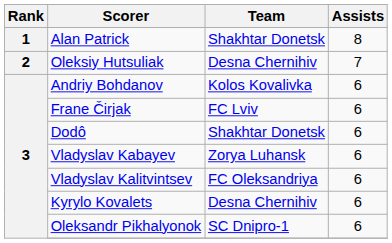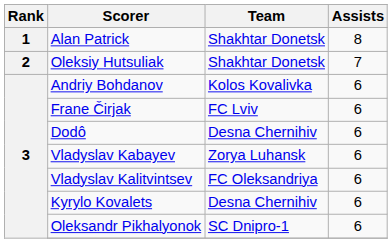(262, 62) Desna Chernihiv -> (266, 62) Shakhtar Donetsk
(266, 132) Shakhtar Donetsk -> (262, 132) Desna Chernihiv
